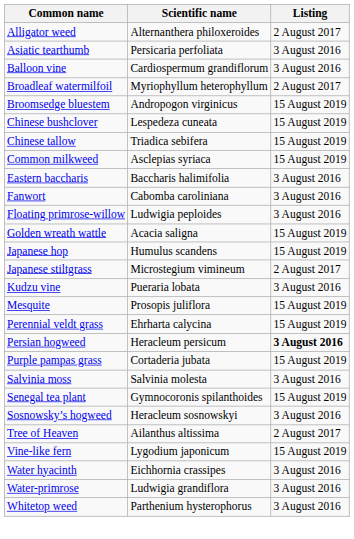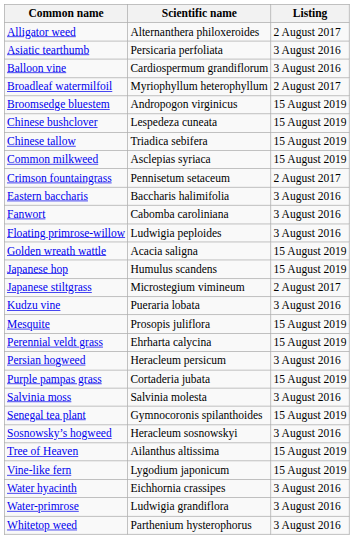+ row: (59, 178)
(308, 342) bold -> (307, 360) normal
(307, 433) 2 August 2017 -> (310, 452) 15 August 2019
